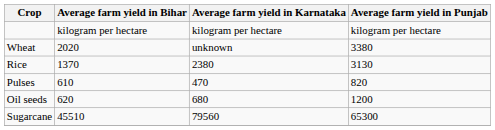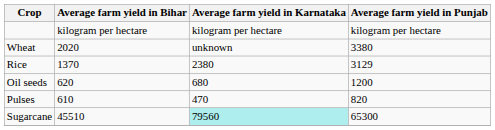(362, 64) 3130 -> (362, 64) 3129
rows swapped: (21, 82) <-> (27, 99)
(206, 116) no background -> (206, 116) paleturquoise background
